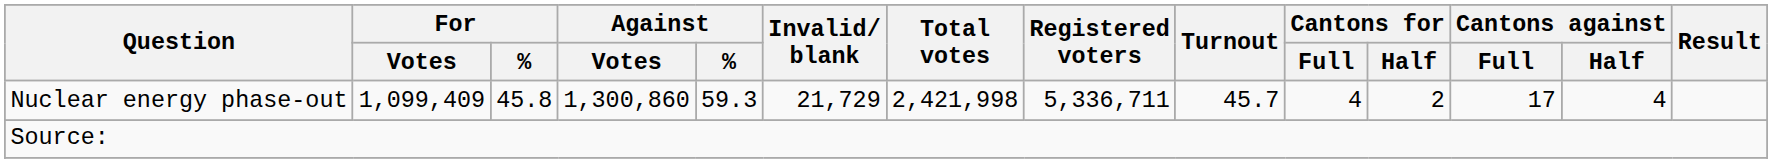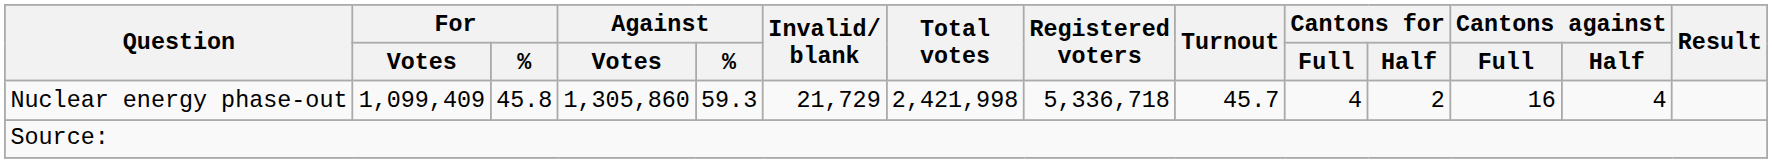(627, 100) 1,300,860 -> (627, 100) 1,305,860
(1107, 100) 5,336,711 -> (1107, 100) 5,336,718
(1542, 100) 17 -> (1542, 100) 16
